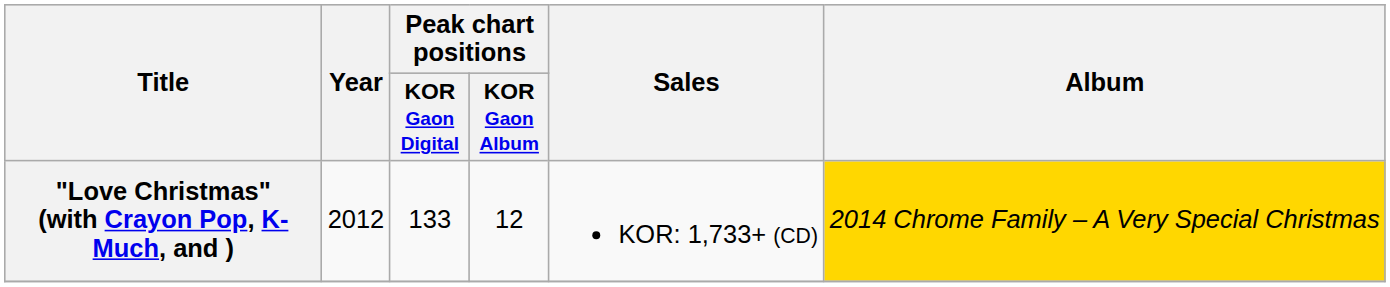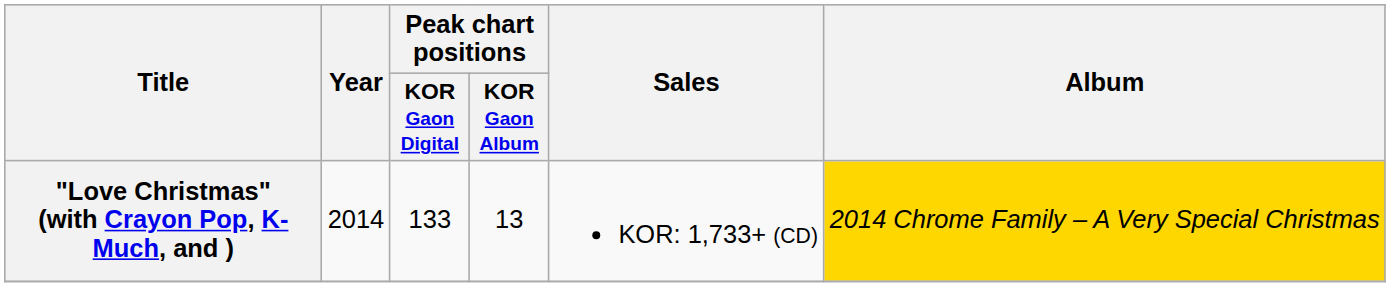(356, 220) 2012 -> (356, 220) 2014
(509, 220) 12 -> (509, 220) 13
